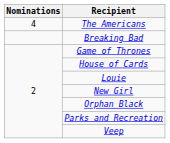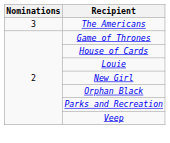(33, 24) 4 -> (33, 24) 3
- row: (114, 38)
